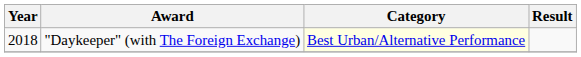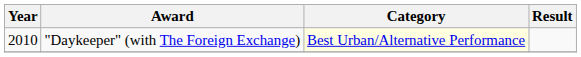(23, 39) 2018 -> (23, 39) 2010
